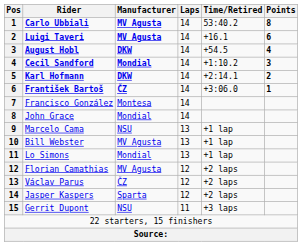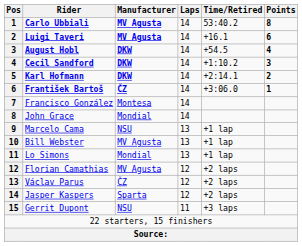(134, 64) Mondial -> (124, 64) DKW
